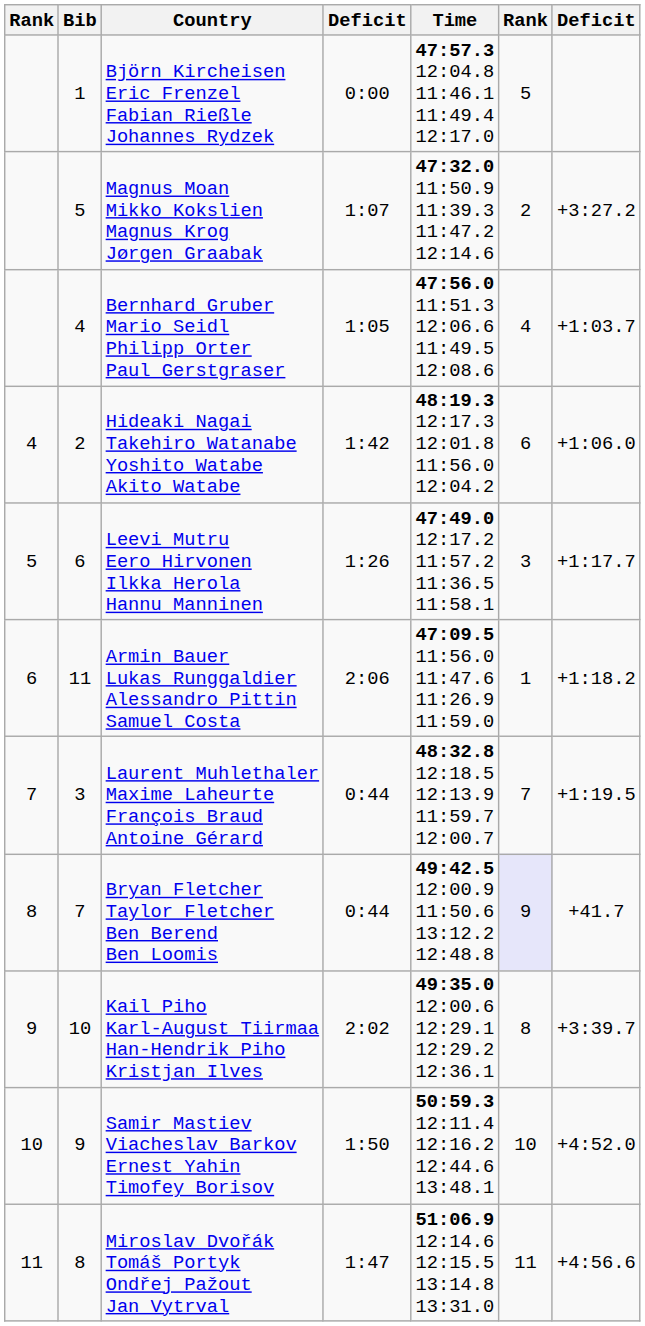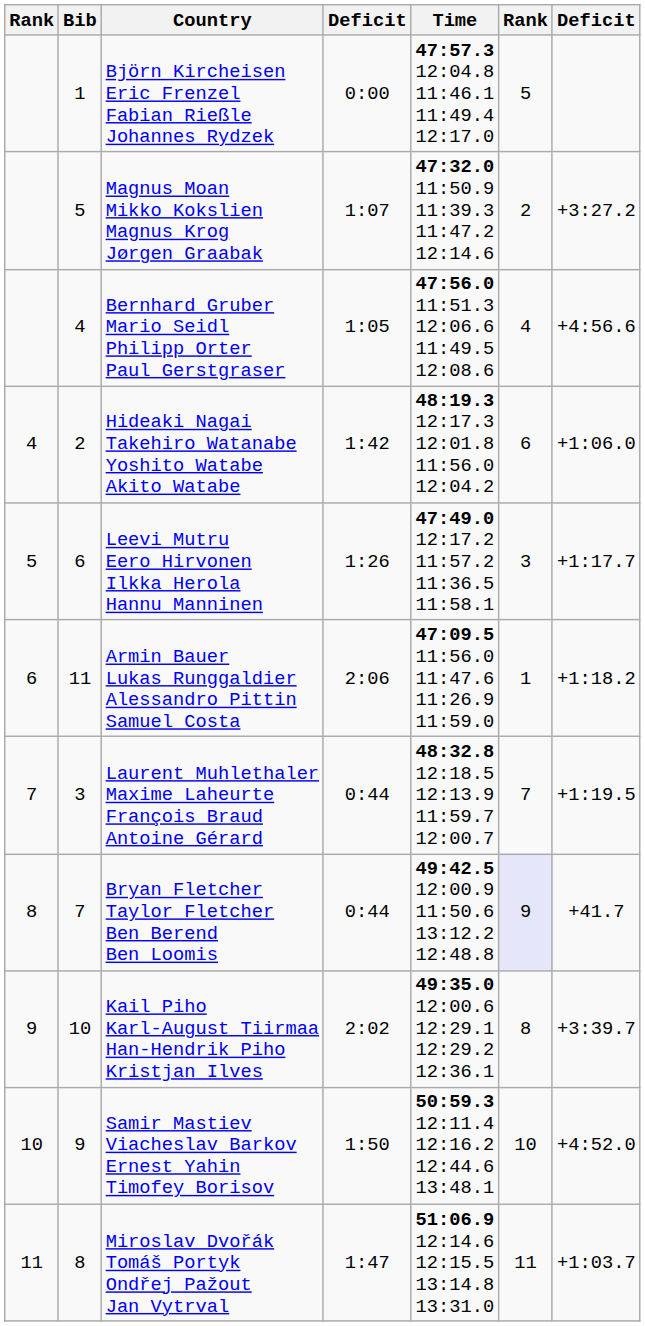(596, 328) +1:03.7 -> (596, 328) +4:56.6
(596, 1263) +4:56.6 -> (596, 1263) +1:03.7
